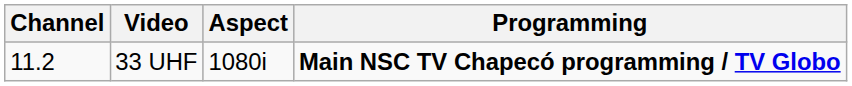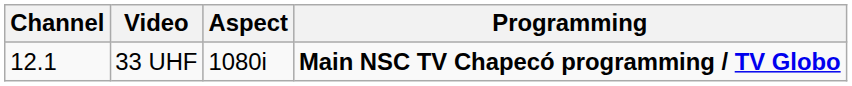(33, 61) 11.2 -> (33, 61) 12.1
